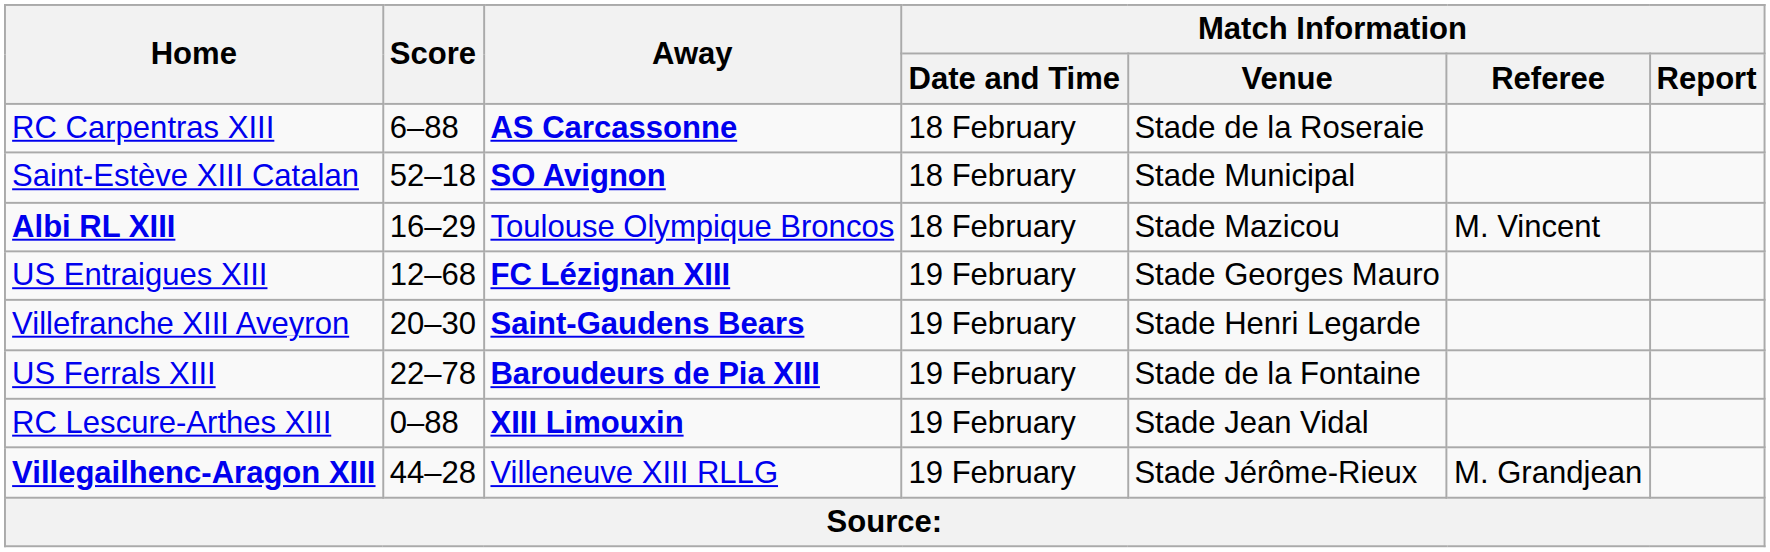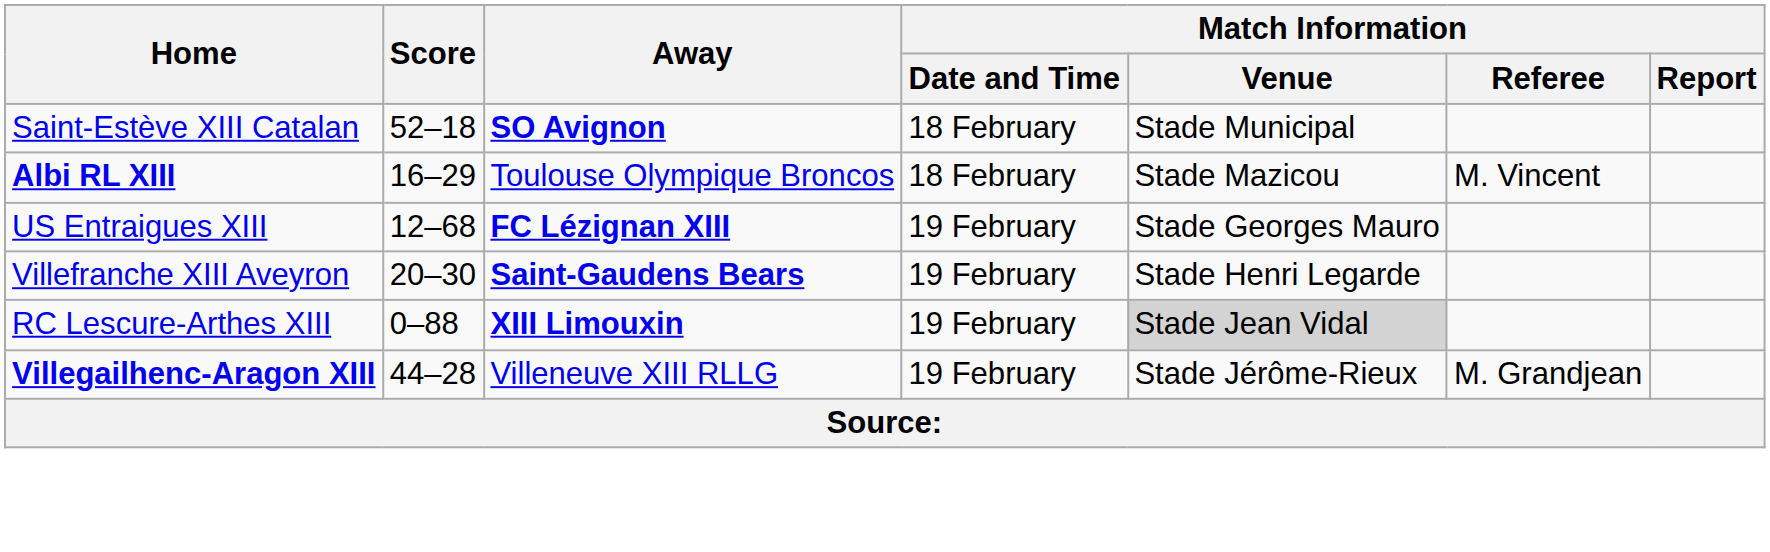- row: (143, 127)
- row: (114, 373)
(1251, 422) no background -> (1251, 324) lightgrey background
